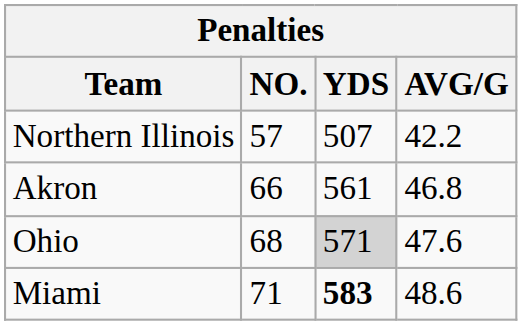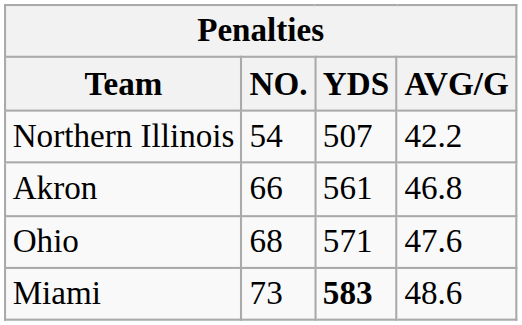(266, 135) 57 -> (266, 135) 54
(348, 240) lightgrey background -> (348, 240) no background
(266, 293) 71 -> (266, 293) 73
